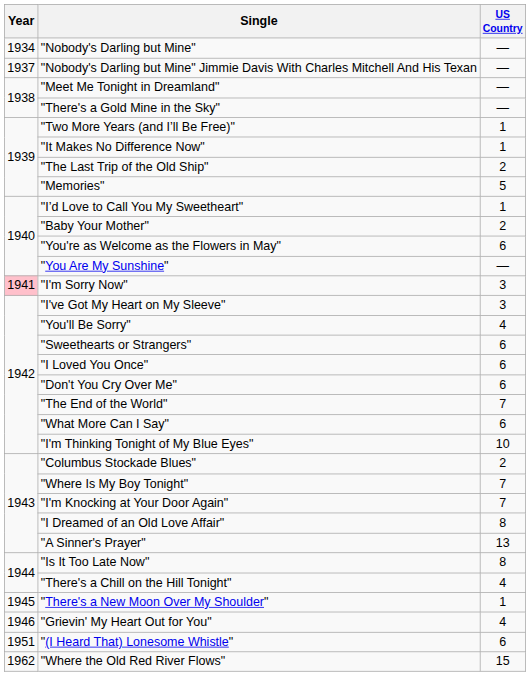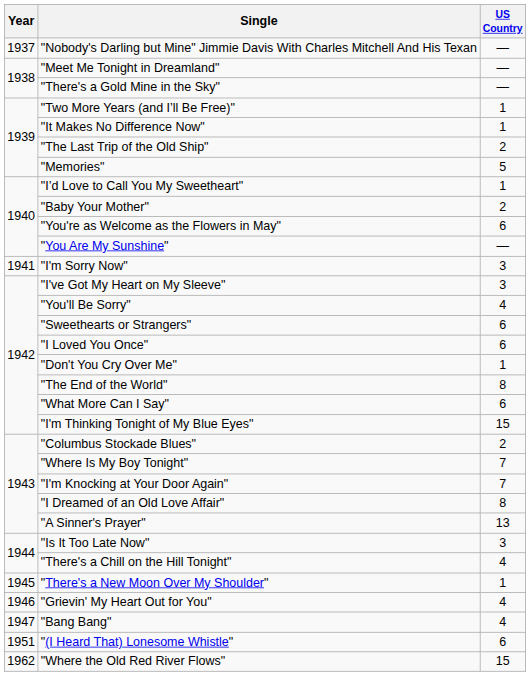- row: (118, 48)
(21, 285) pink background -> (21, 265) no background
(503, 384) 6 -> (503, 364) 1
(503, 404) 7 -> (503, 384) 8
(503, 444) 10 -> (503, 424) 15
(503, 562) 8 -> (503, 543) 3
+ row: (76, 622)
